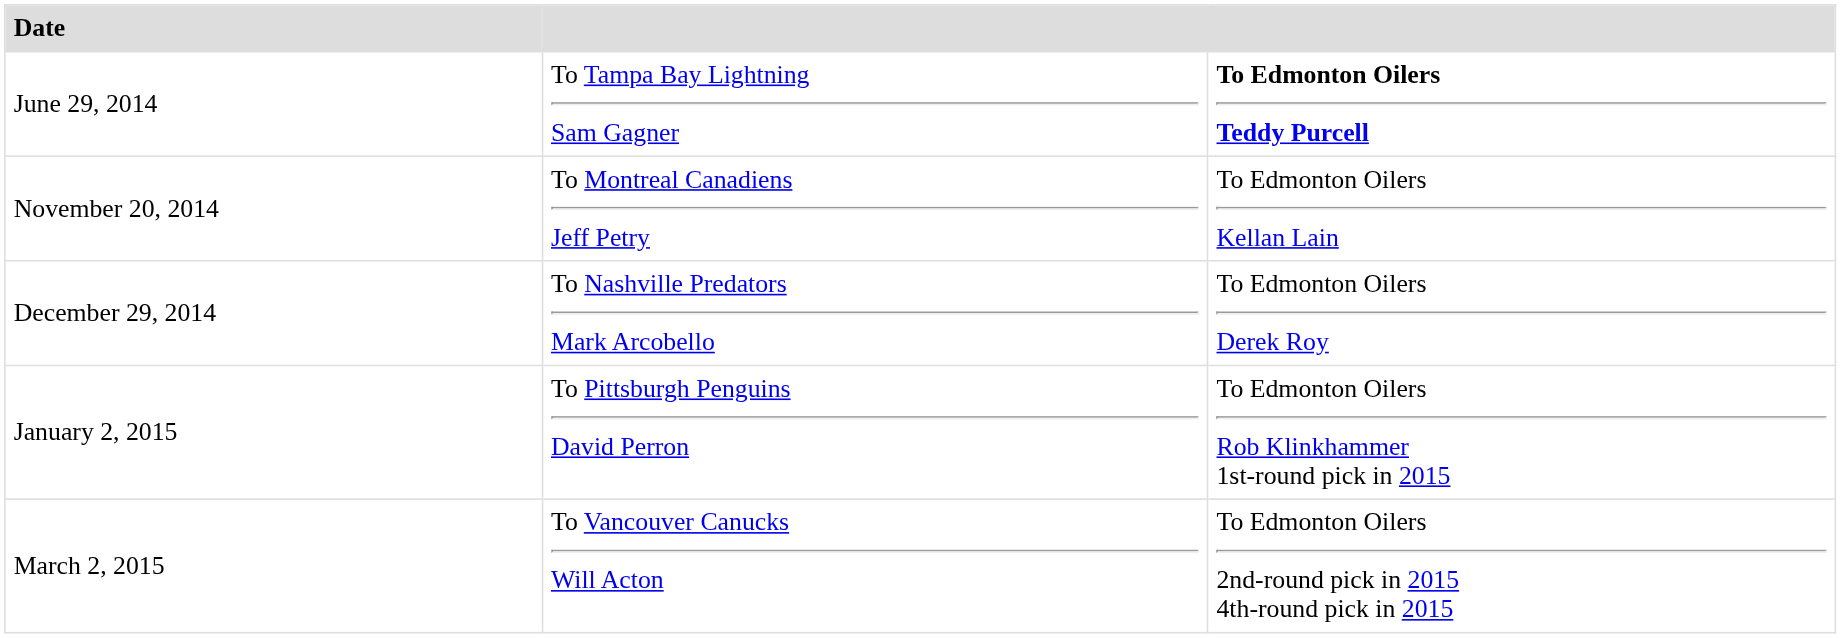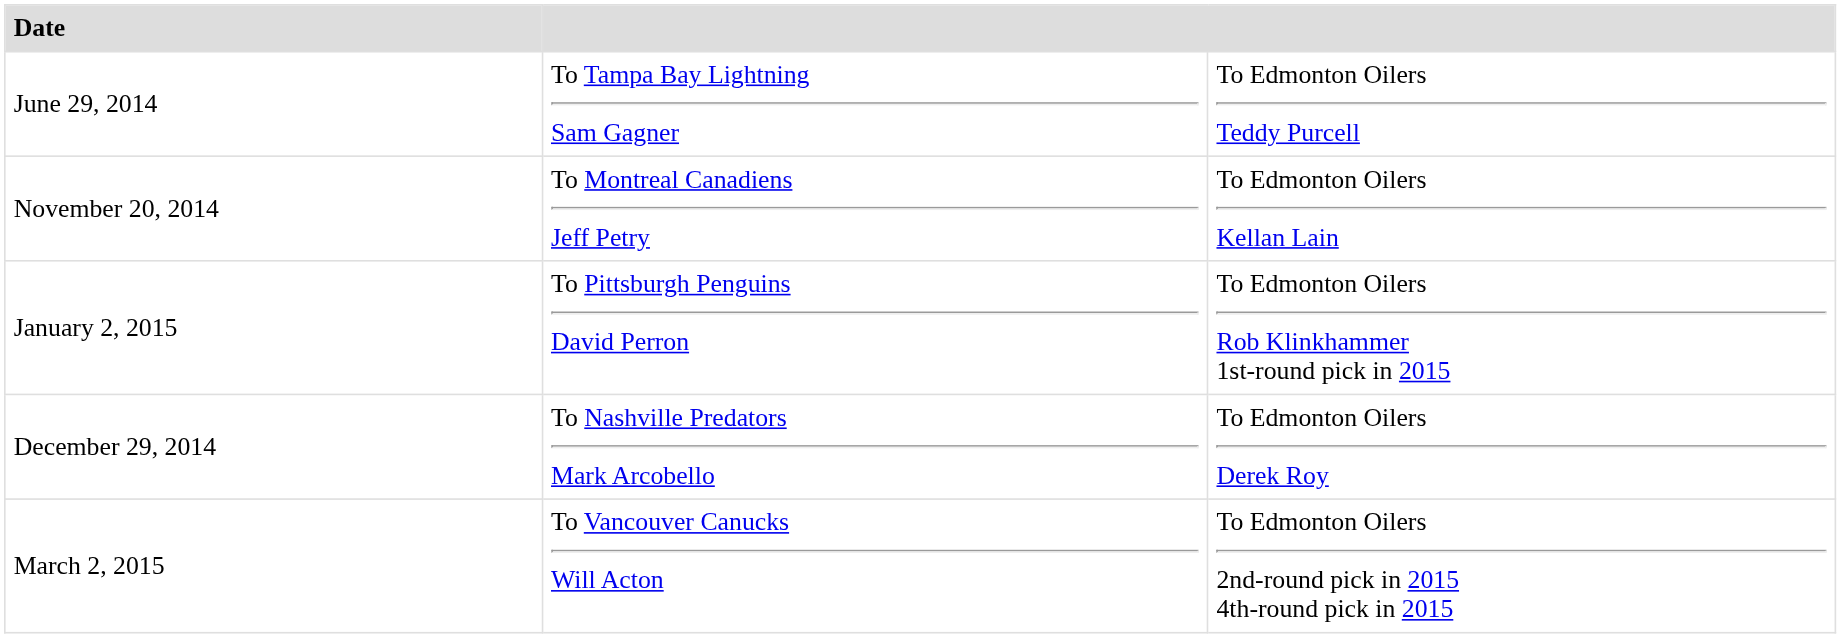(1521, 103) bold -> (1521, 103) normal
rows swapped: (115, 312) <-> (96, 431)
